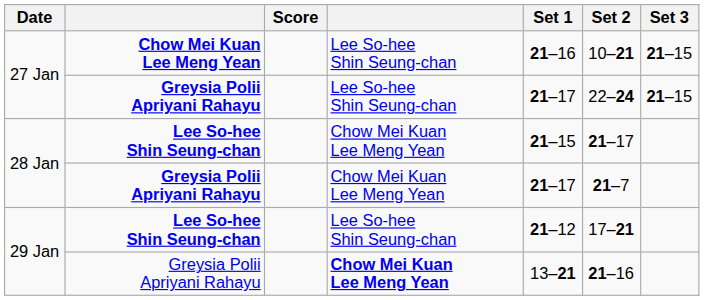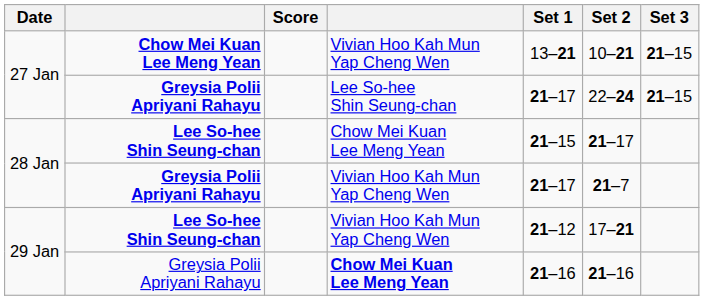(393, 53) Lee So-hee Shin Seung-chan -> (405, 53) Vivian Hoo Kah Mun Yap Cheng Wen
(553, 53) 21–16 -> (553, 53) 13–21
(388, 186) Chow Mei Kuan Lee Meng Yean -> (405, 186) Vivian Hoo Kah Mun Yap Cheng Wen
(393, 230) Lee So-hee Shin Seung-chan -> (405, 230) Vivian Hoo Kah Mun Yap Cheng Wen
(553, 274) 13–21 -> (553, 274) 21–16
